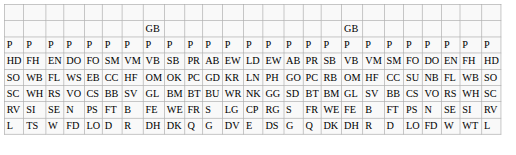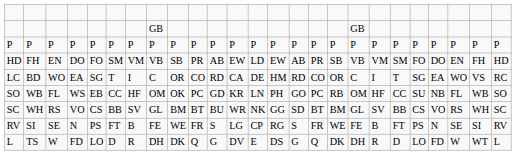+ row: (13, 77)
